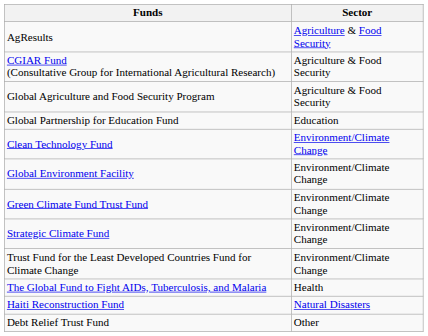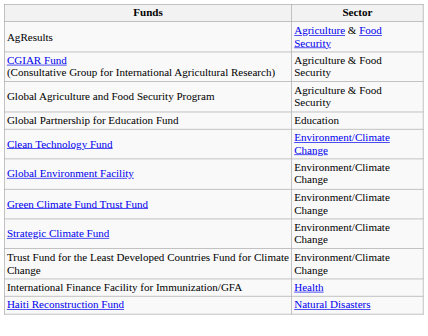+ row: (125, 287)
- row: (137, 287)
- row: (58, 322)
